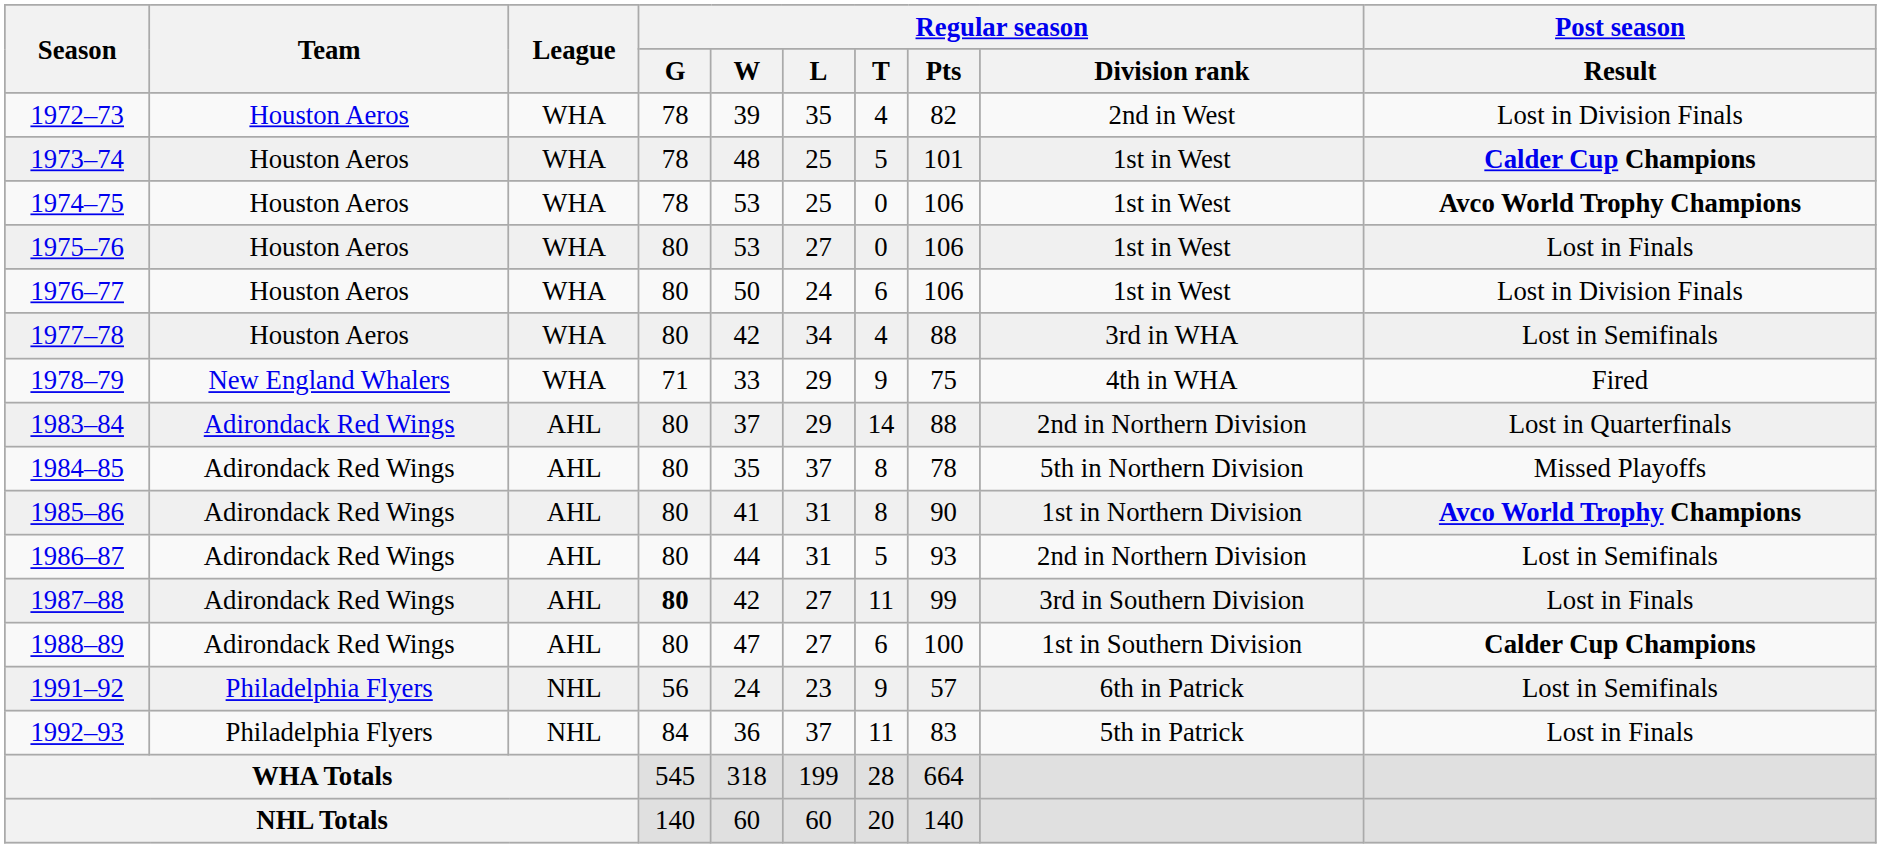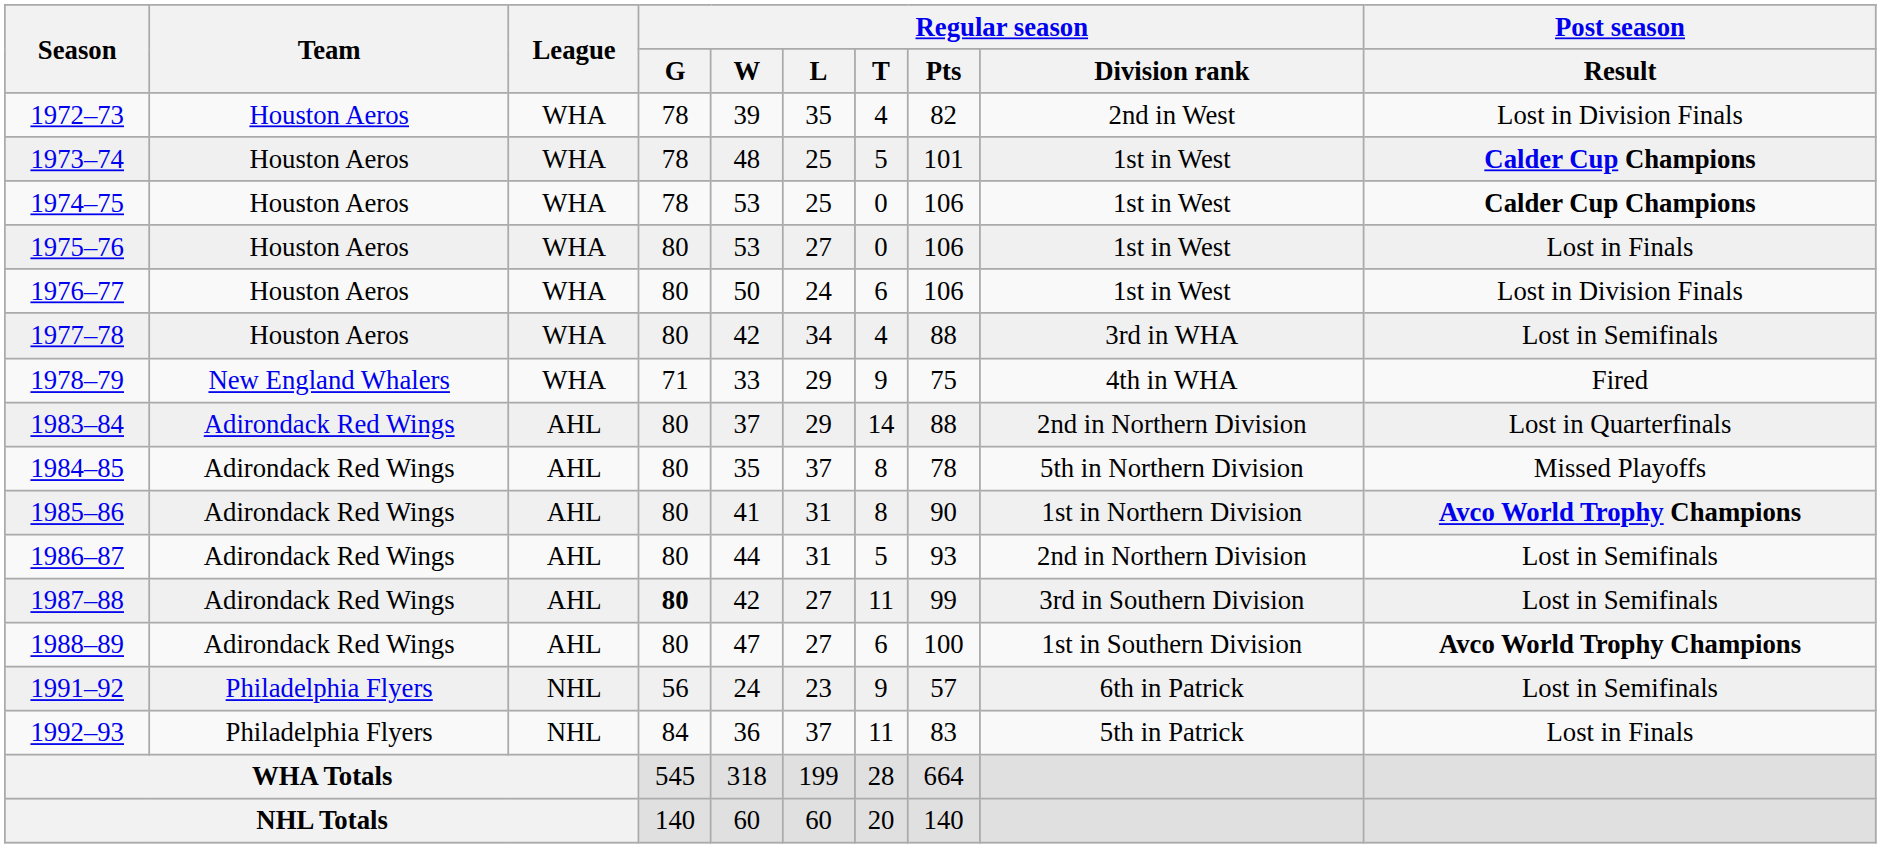(1620, 203) Avco World Trophy Champions -> (1620, 203) Calder Cup Champions
(1620, 600) Lost in Finals -> (1620, 600) Lost in Semifinals
(1620, 644) Calder Cup Champions -> (1620, 644) Avco World Trophy Champions
